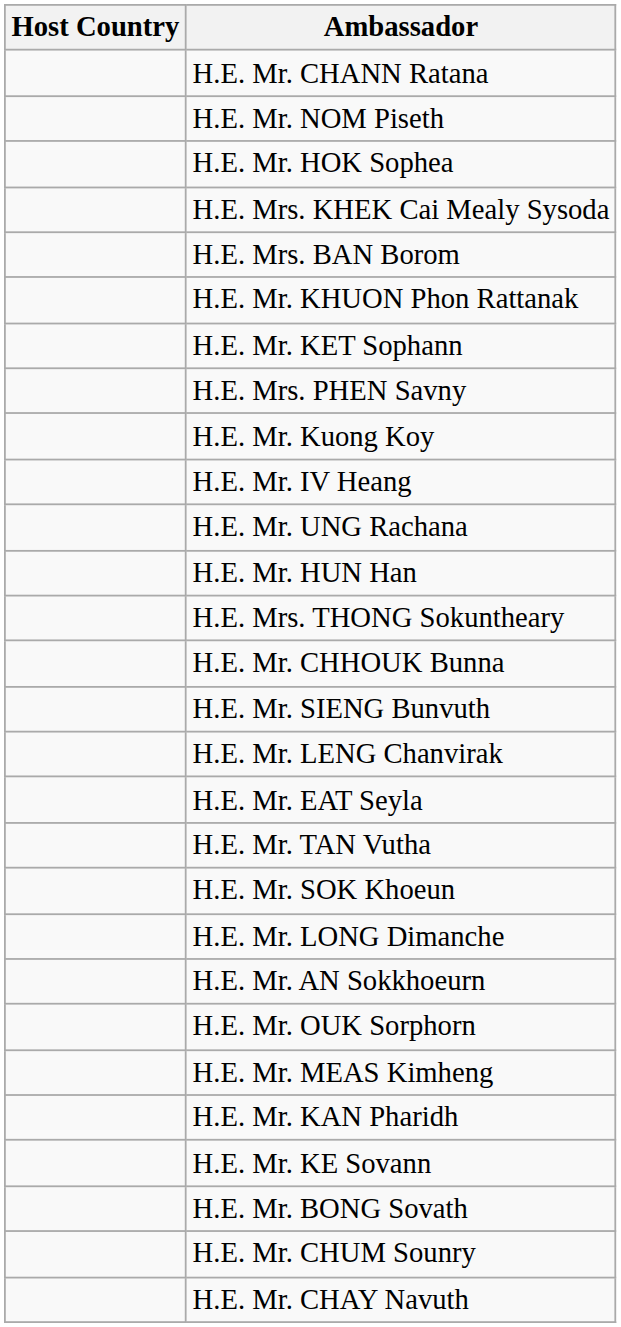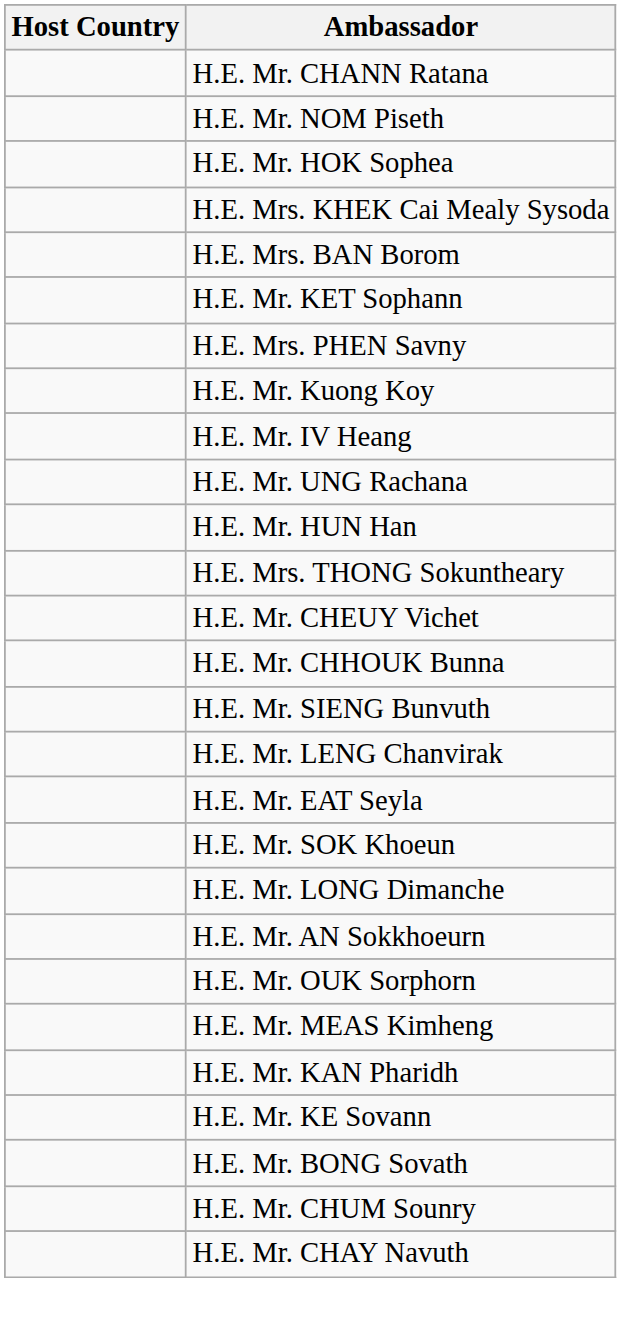- row: (385, 299)
+ row: (336, 617)
- row: (312, 844)
